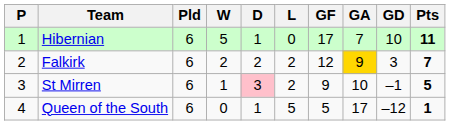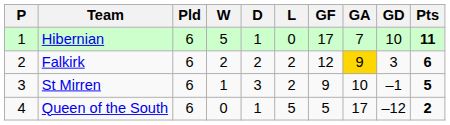(428, 62) 7 -> (428, 62) 6
(258, 85) pink background -> (258, 85) no background
(428, 108) 1 -> (428, 108) 2
